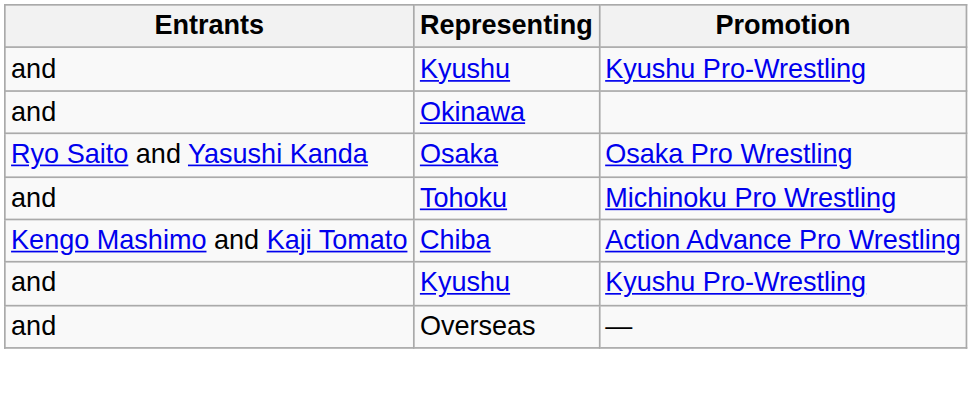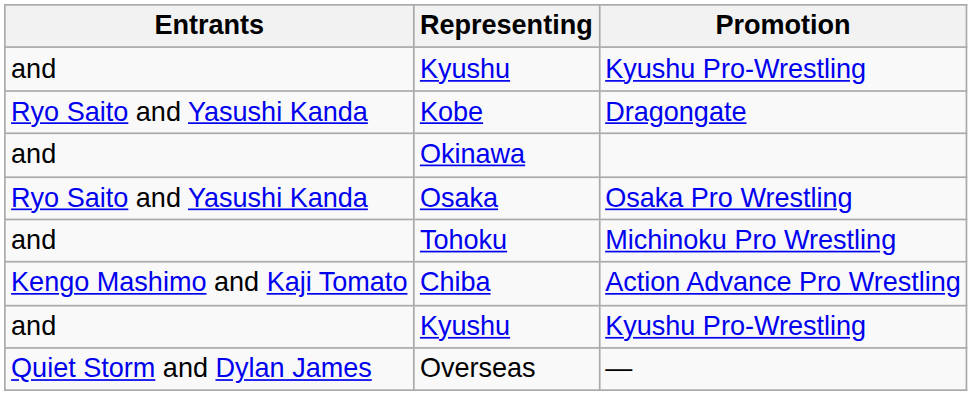+ row: (451, 111)
(34, 326) and -> (191, 369) Quiet Storm and Dylan James
